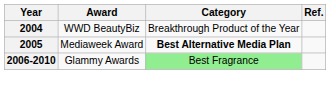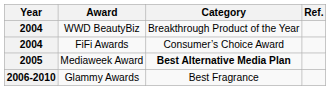+ row: (102, 45)
(224, 61) lightgreen background -> (224, 77) no background
